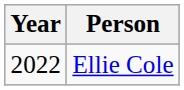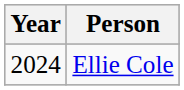(36, 64) 2022 -> (36, 64) 2024
